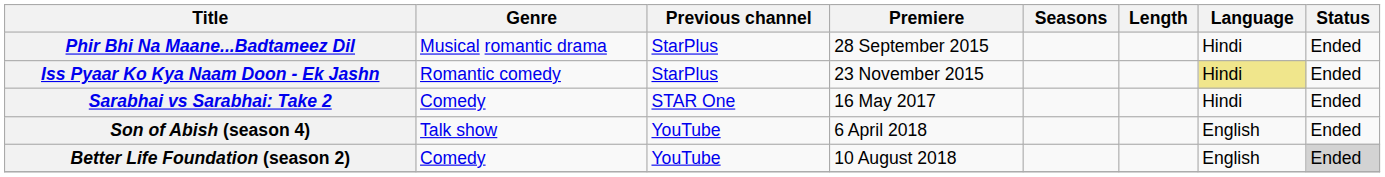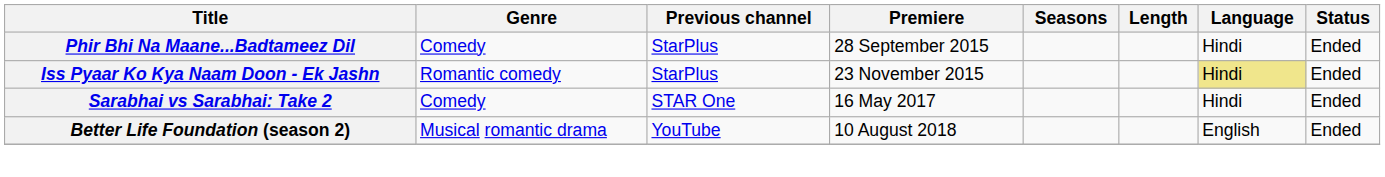(513, 46) Musical romantic drama -> (453, 46) Comedy
- row: (210, 130)
(453, 158) Comedy -> (513, 130) Musical romantic drama
(1336, 158) lightgrey background -> (1336, 130) no background
